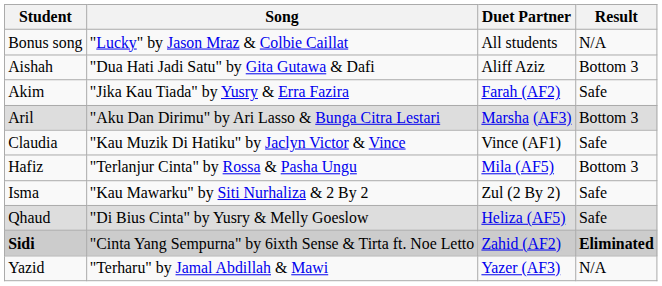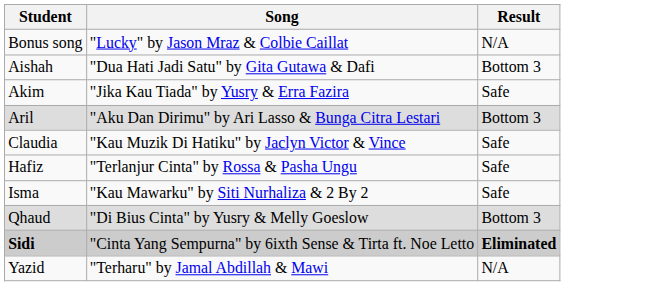- column: (527, 17)
(609, 167) Bottom 3 -> (495, 167) Safe
(593, 218) Safe -> (511, 218) Bottom 3
